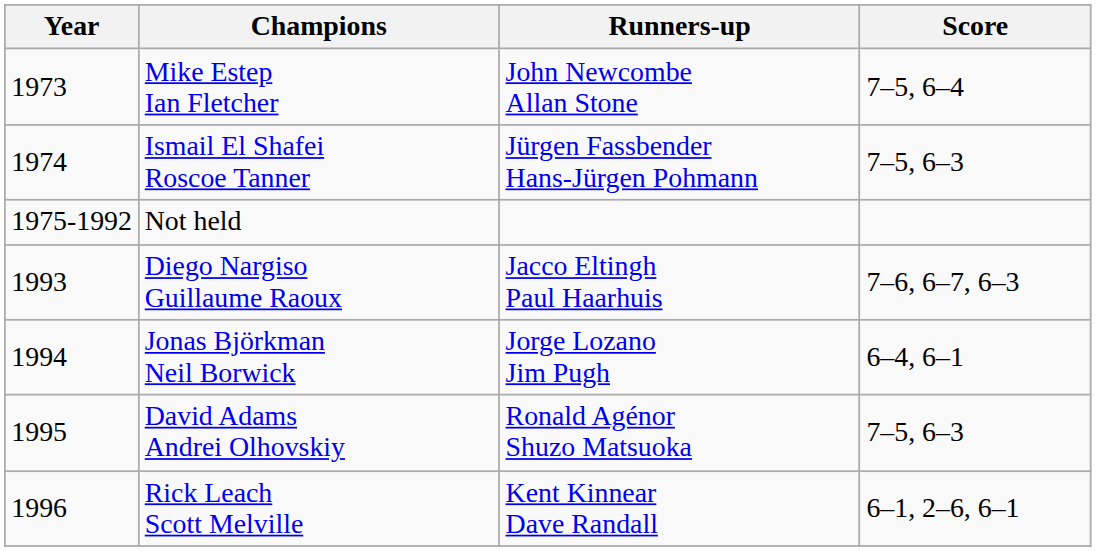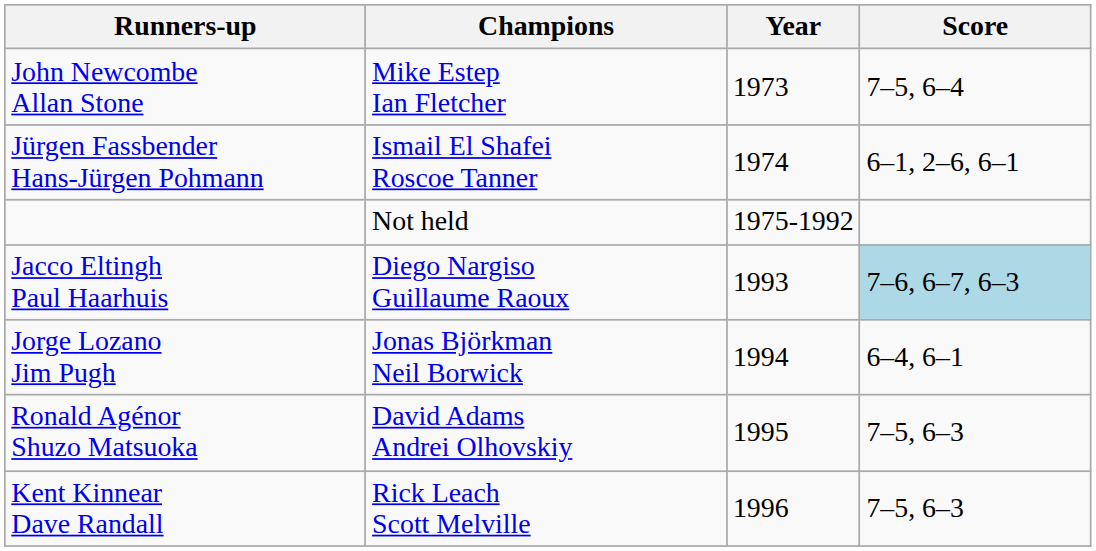columns swapped: (72, 26) <-> (680, 26)
(915, 161) 7–5, 6–3 -> (943, 161) 6–1, 2–6, 6–1
(943, 281) no background -> (943, 281) lightblue background
(943, 507) 6–1, 2–6, 6–1 -> (915, 507) 7–5, 6–3
